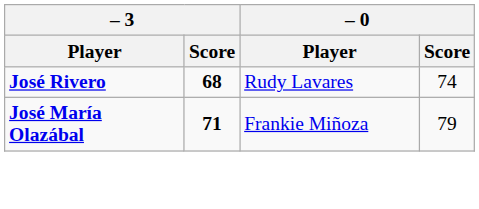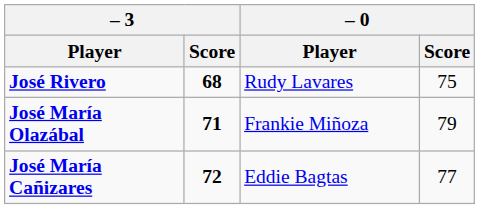(447, 81) 74 -> (447, 81) 75
+ row: (55, 176)
